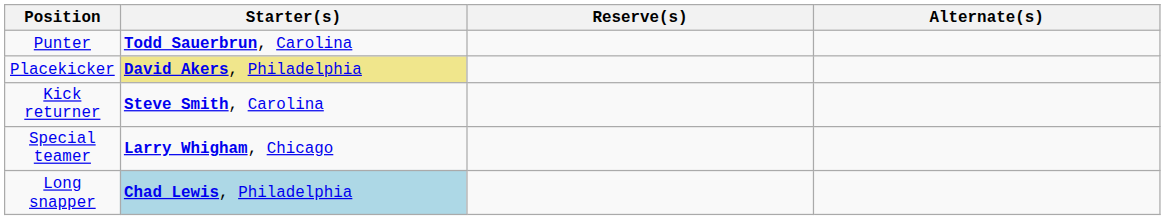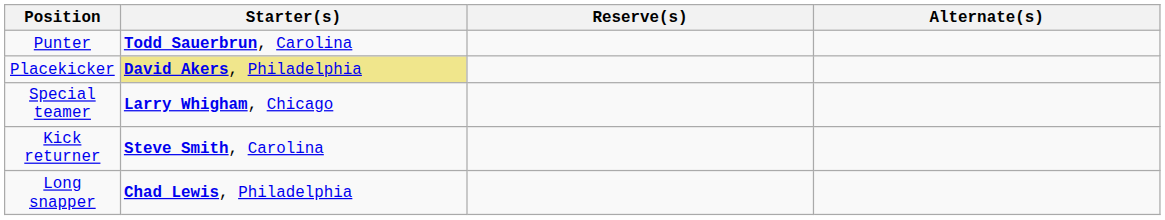rows swapped: (62, 104) <-> (62, 148)
(238, 193) lightblue background -> (238, 193) no background
